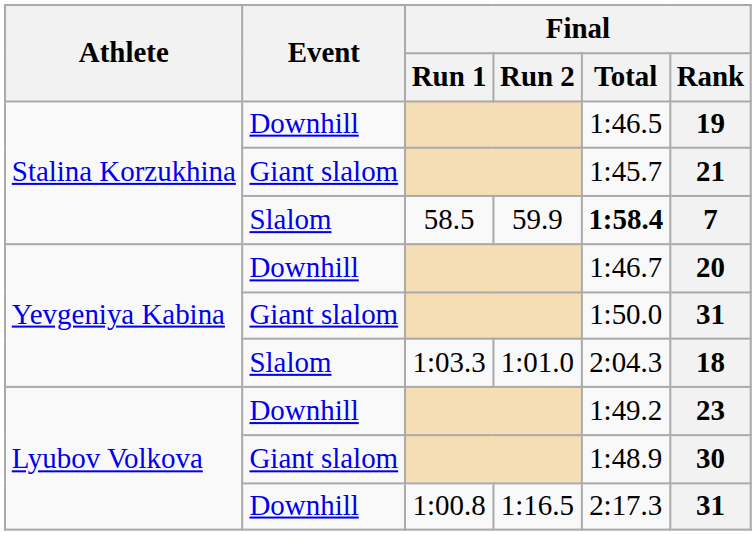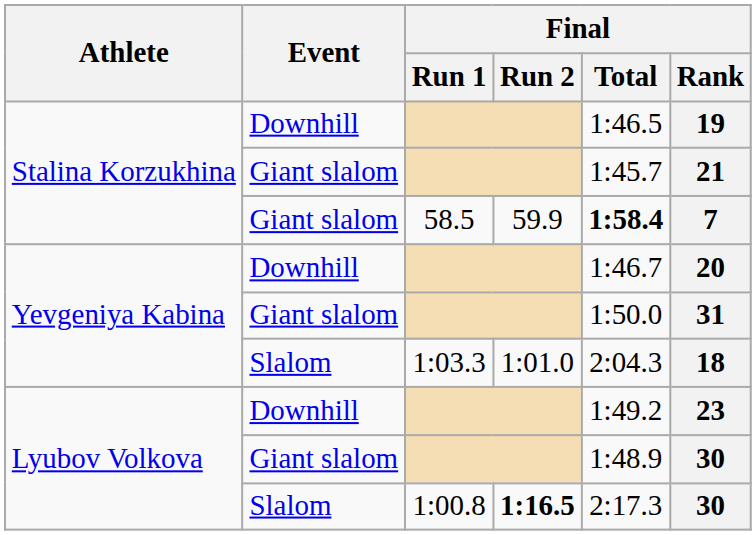(290, 219) Slalom -> (324, 219) Giant slalom
(304, 506) Downhill -> (290, 506) Slalom
(537, 506) normal -> (537, 506) bold
(710, 506) 31 -> (710, 506) 30
